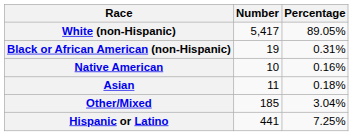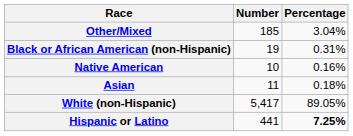rows swapped: (119, 31) <-> (119, 103)
(329, 121) normal -> (329, 121) bold
